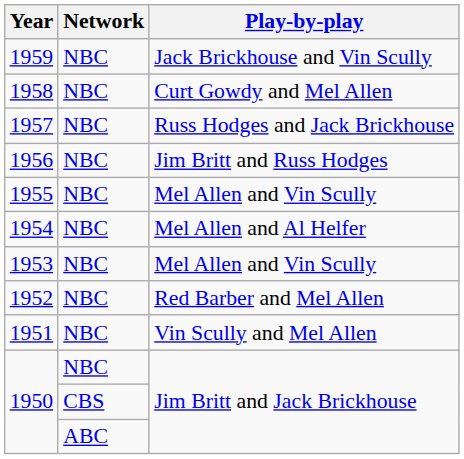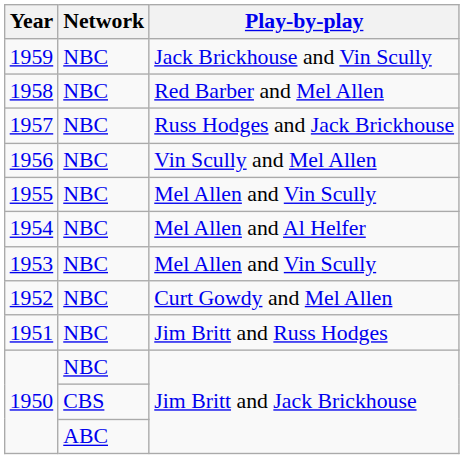(273, 90) Curt Gowdy and Mel Allen -> (269, 90) Red Barber and Mel Allen
(271, 159) Jim Britt and Russ Hodges -> (265, 159) Vin Scully and Mel Allen
(269, 297) Red Barber and Mel Allen -> (273, 297) Curt Gowdy and Mel Allen
(265, 332) Vin Scully and Mel Allen -> (271, 332) Jim Britt and Russ Hodges
